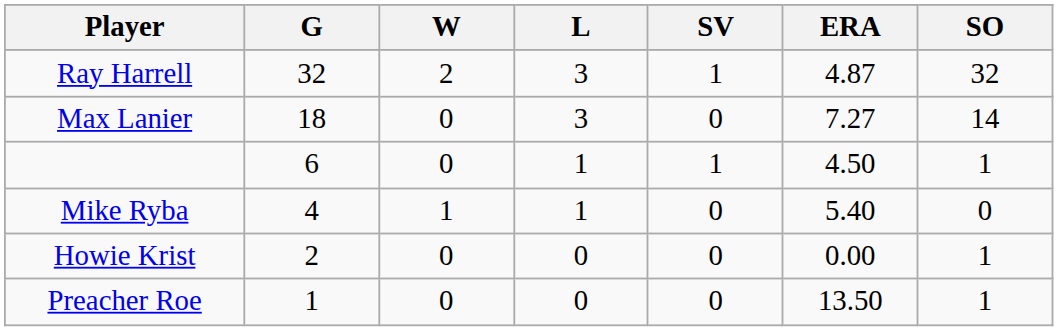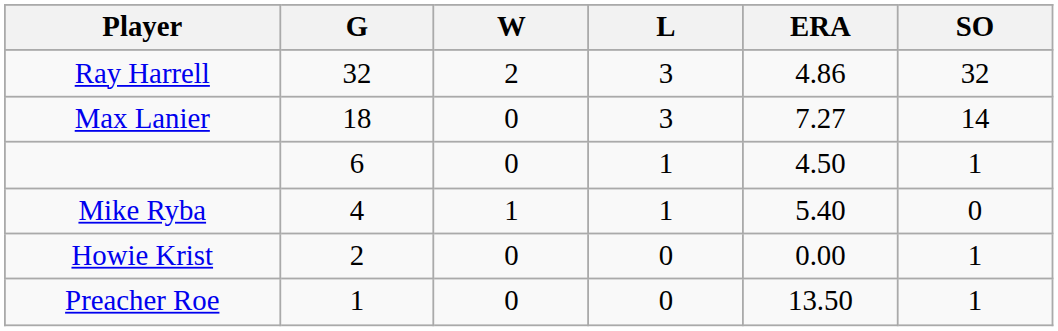- column: (716, 27)
(850, 73) 4.87 -> (820, 73) 4.86
